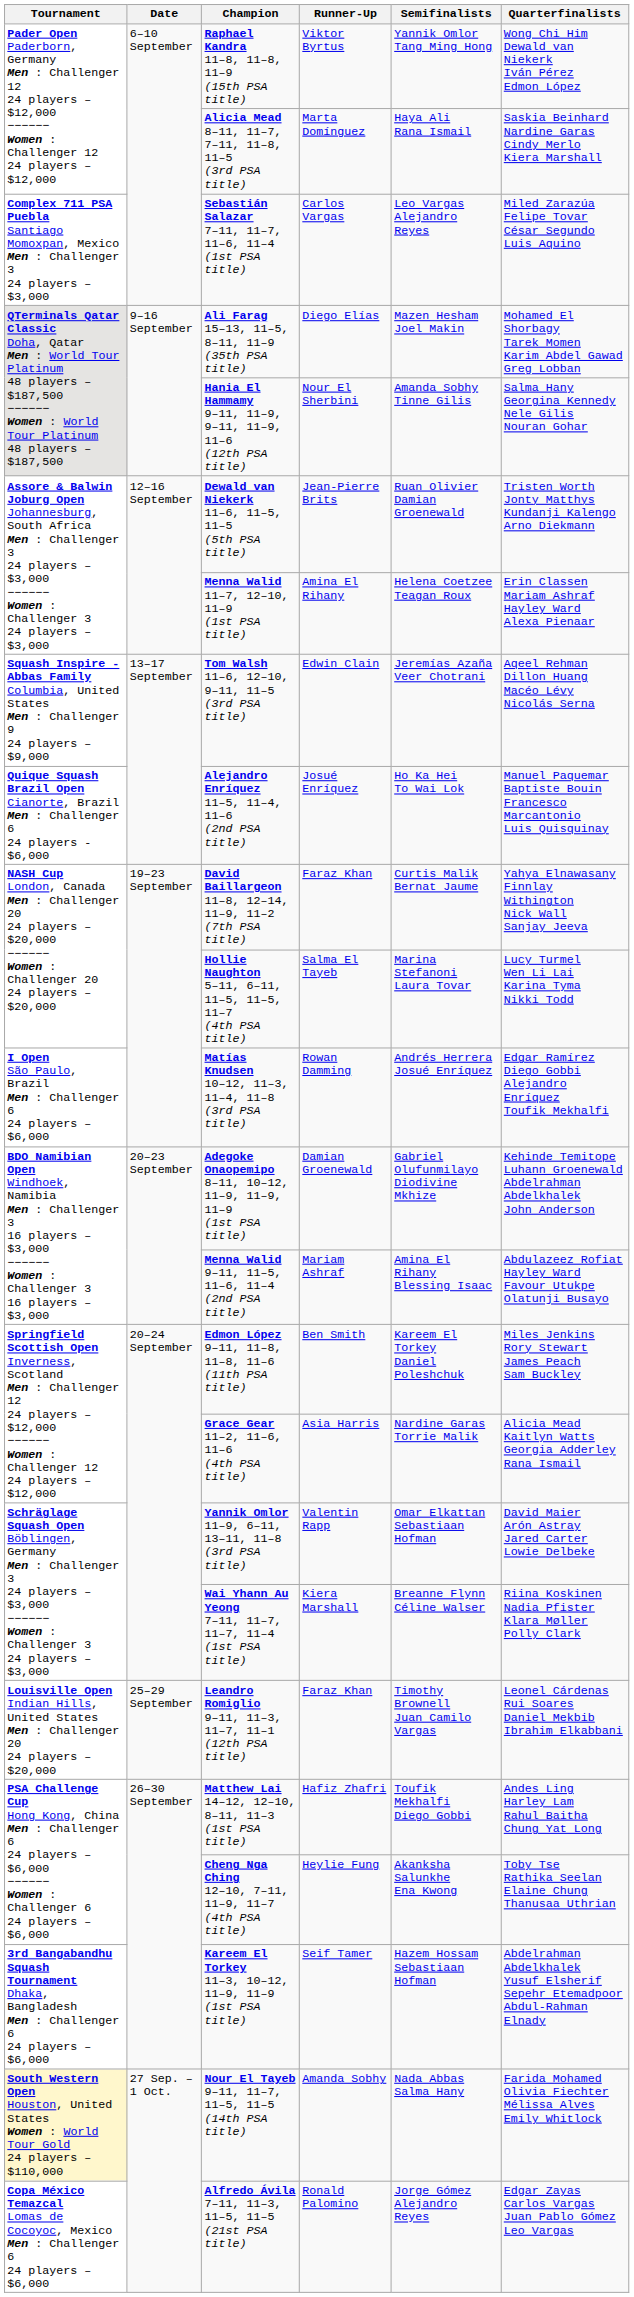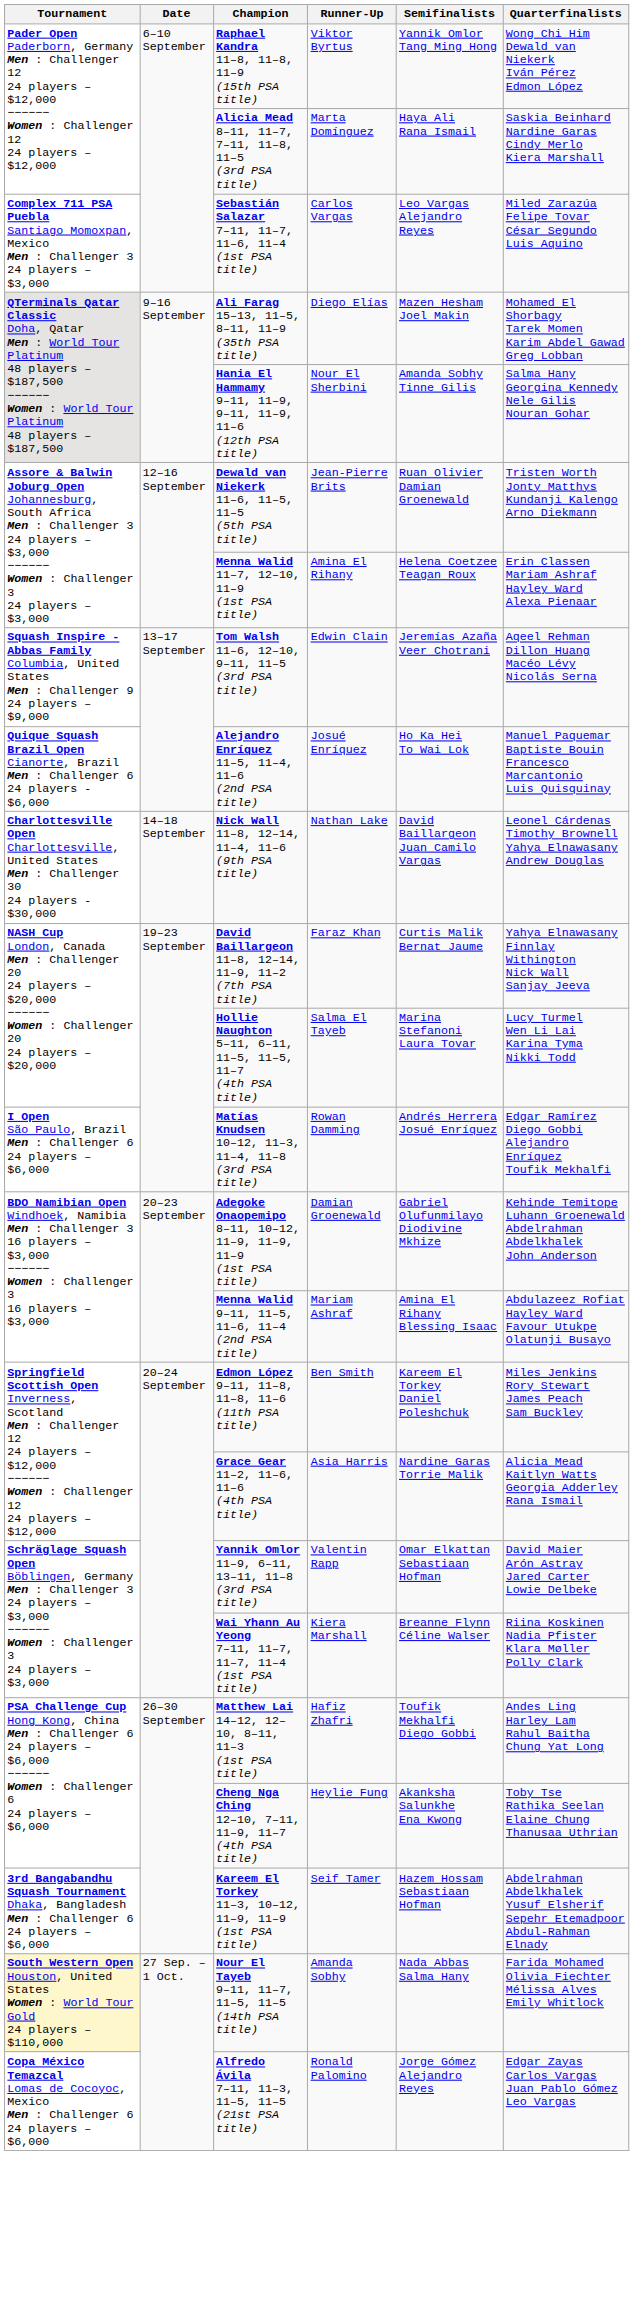+ row: (258, 848)
- row: (243, 1724)
